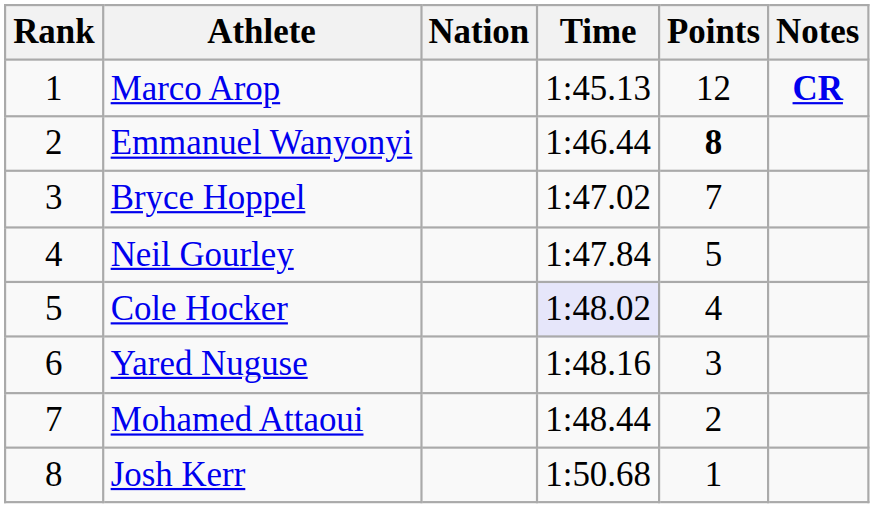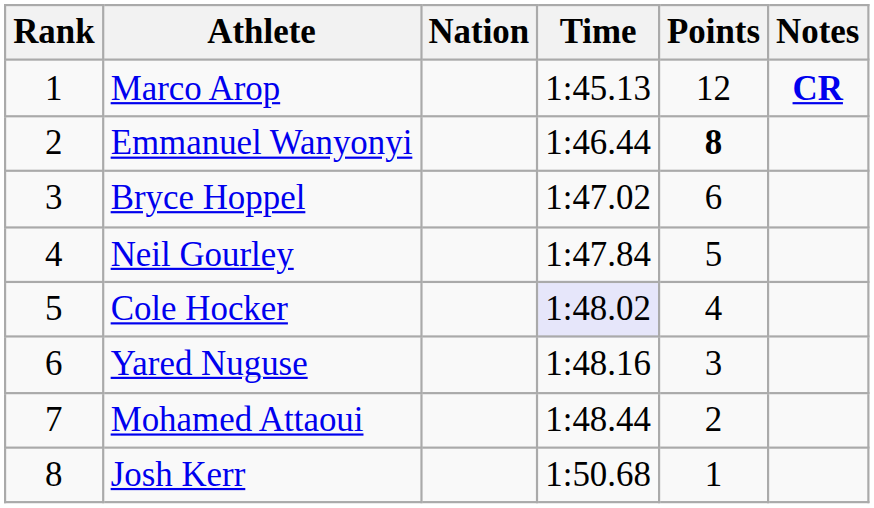(713, 198) 7 -> (713, 198) 6
